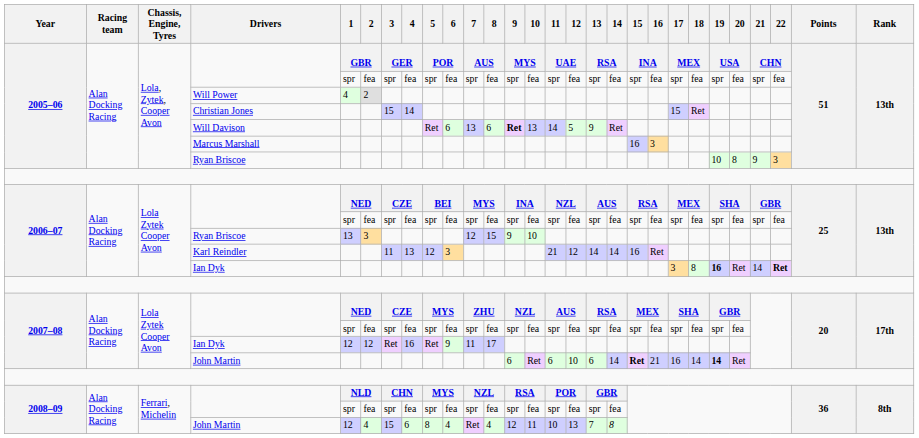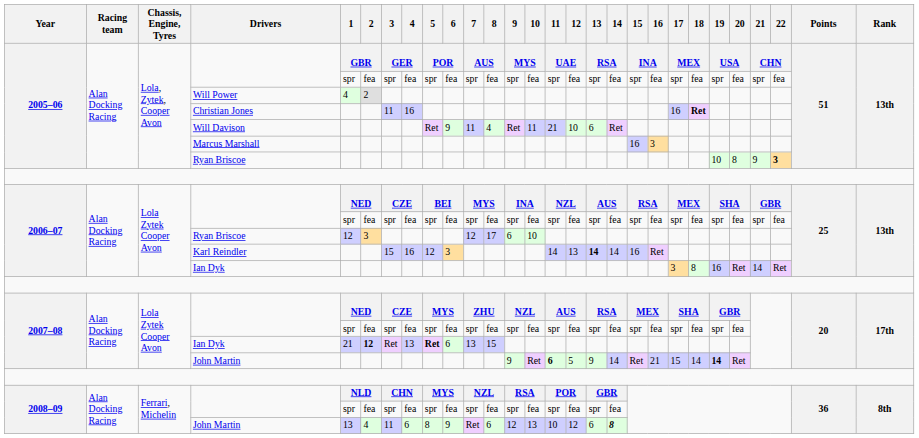(389, 111) 15 -> (389, 111) 11
(409, 111) 14 -> (409, 111) 16
(675, 111) 15 -> (675, 111) 16
(698, 111) normal -> (698, 111) bold
(448, 127) 6 -> (448, 127) 9
(471, 127) 13 -> (470, 127) 11
(489, 127) 6 -> (489, 127) 4
(514, 127) bold -> (514, 127) normal
(532, 127) 13 -> (532, 127) 11
(553, 127) 14 -> (553, 127) 21
(571, 127) 5 -> (573, 127) 10
(591, 127) 9 -> (591, 127) 6
(775, 159) normal -> (775, 159) bold
(348, 235) 13 -> (348, 235) 12
(491, 235) 15 -> (491, 235) 17
(509, 235) 9 -> (509, 235) 6
(389, 252) 11 -> (389, 252) 15
(409, 252) 13 -> (409, 252) 16
(553, 252) 21 -> (553, 252) 14
(573, 252) 12 -> (573, 252) 13
(594, 252) normal -> (594, 252) bold
(716, 268) bold -> (716, 268) normal
(780, 268) bold -> (780, 268) normal
(348, 344) 12 -> (348, 344) 21
(368, 344) normal -> (368, 344) bold
(409, 344) 16 -> (409, 344) 13
(432, 344) normal -> (432, 344) bold
(448, 344) 9 -> (448, 344) 6
(470, 344) 11 -> (471, 344) 13
(491, 344) 17 -> (491, 344) 15
(509, 360) 6 -> (509, 360) 9
(550, 360) normal -> (550, 360) bold
(573, 360) 10 -> (571, 360) 5
(591, 360) 6 -> (591, 360) 9
(637, 360) bold -> (636, 360) normal
(675, 360) 16 -> (675, 360) 15
(348, 425) 12 -> (348, 425) 13
(389, 425) 15 -> (389, 425) 11
(448, 425) 4 -> (448, 425) 9
(489, 425) 4 -> (489, 425) 6
(532, 425) 11 -> (532, 425) 13
(573, 425) 13 -> (573, 425) 12
(591, 425) 7 -> (591, 425) 6
(612, 425) normal -> (612, 425) bold
